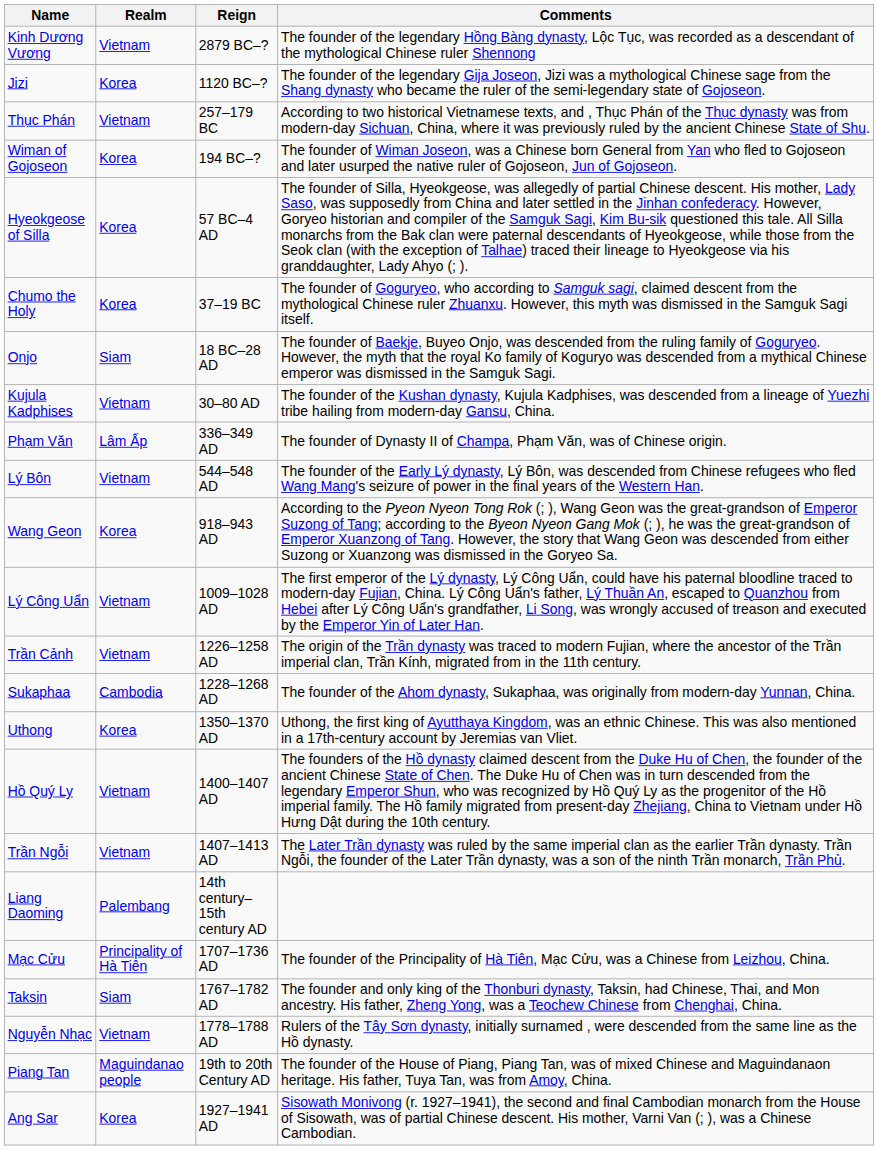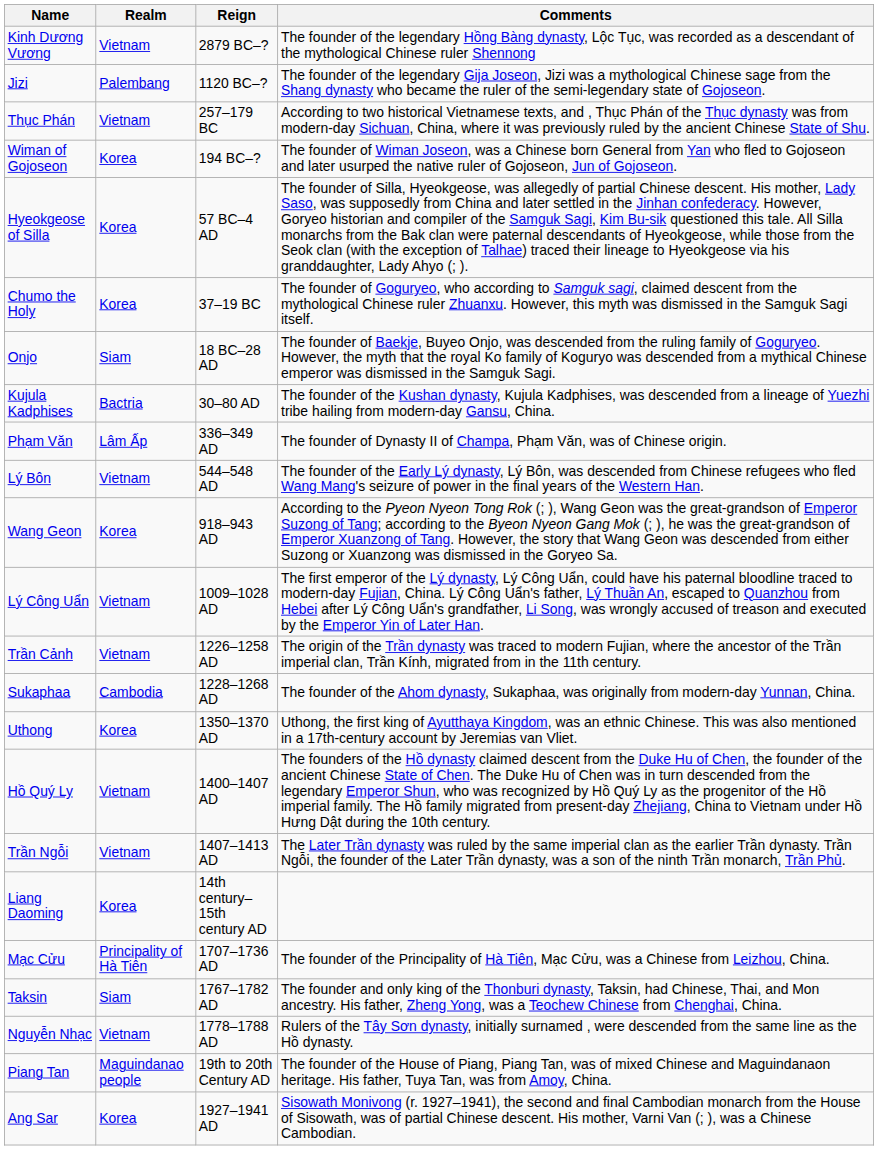(118, 83) Korea -> (135, 83) Palembang
(125, 403) Vietnam -> (121, 403) Bactria
(135, 906) Palembang -> (118, 906) Korea
